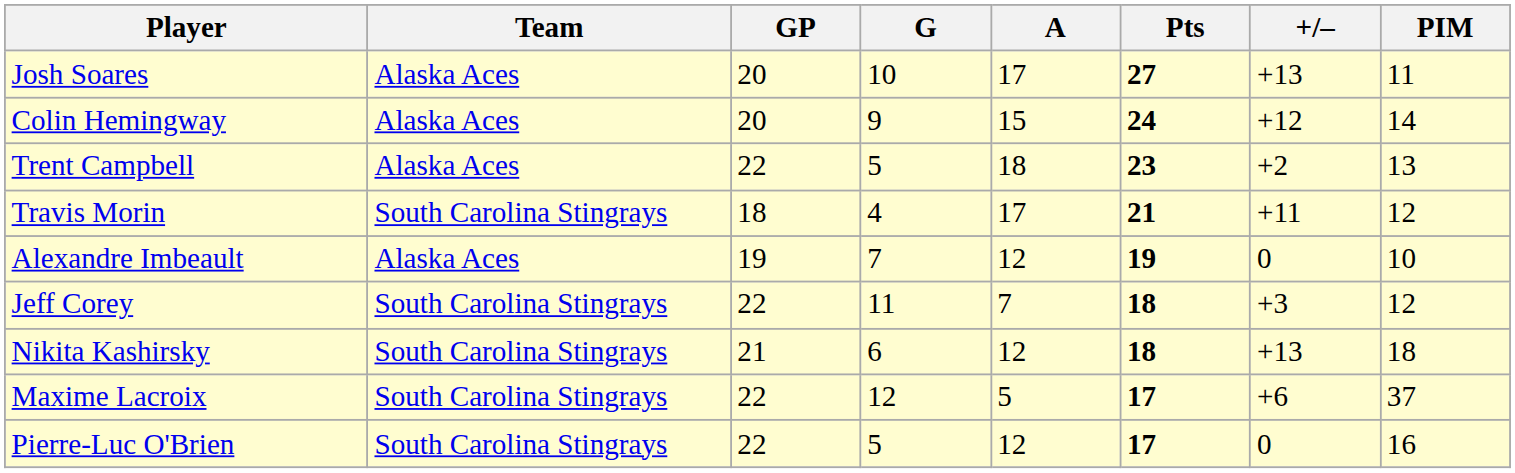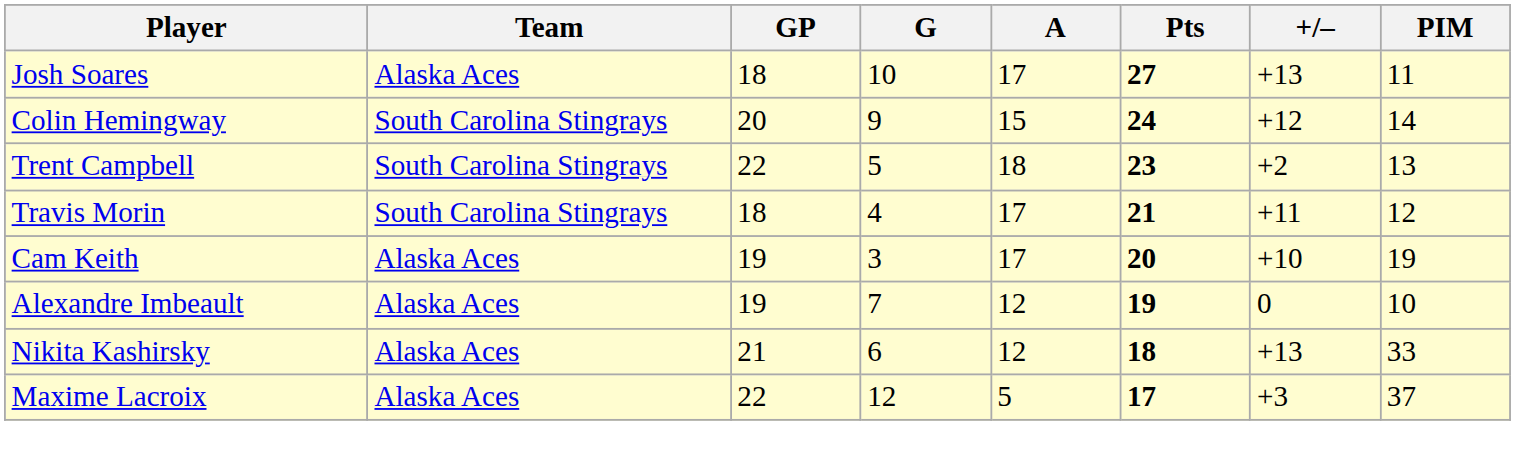(752, 73) 20 -> (752, 73) 18
(447, 119) Alaska Aces -> (521, 119) South Carolina Stingrays
(447, 166) Alaska Aces -> (521, 166) South Carolina Stingrays
+ row: (75, 258)
- row: (72, 304)
(521, 350) South Carolina Stingrays -> (447, 350) Alaska Aces
(1401, 350) 18 -> (1401, 350) 33
(521, 397) South Carolina Stingrays -> (447, 397) Alaska Aces
(1272, 397) +6 -> (1272, 397) +3
- row: (123, 443)
